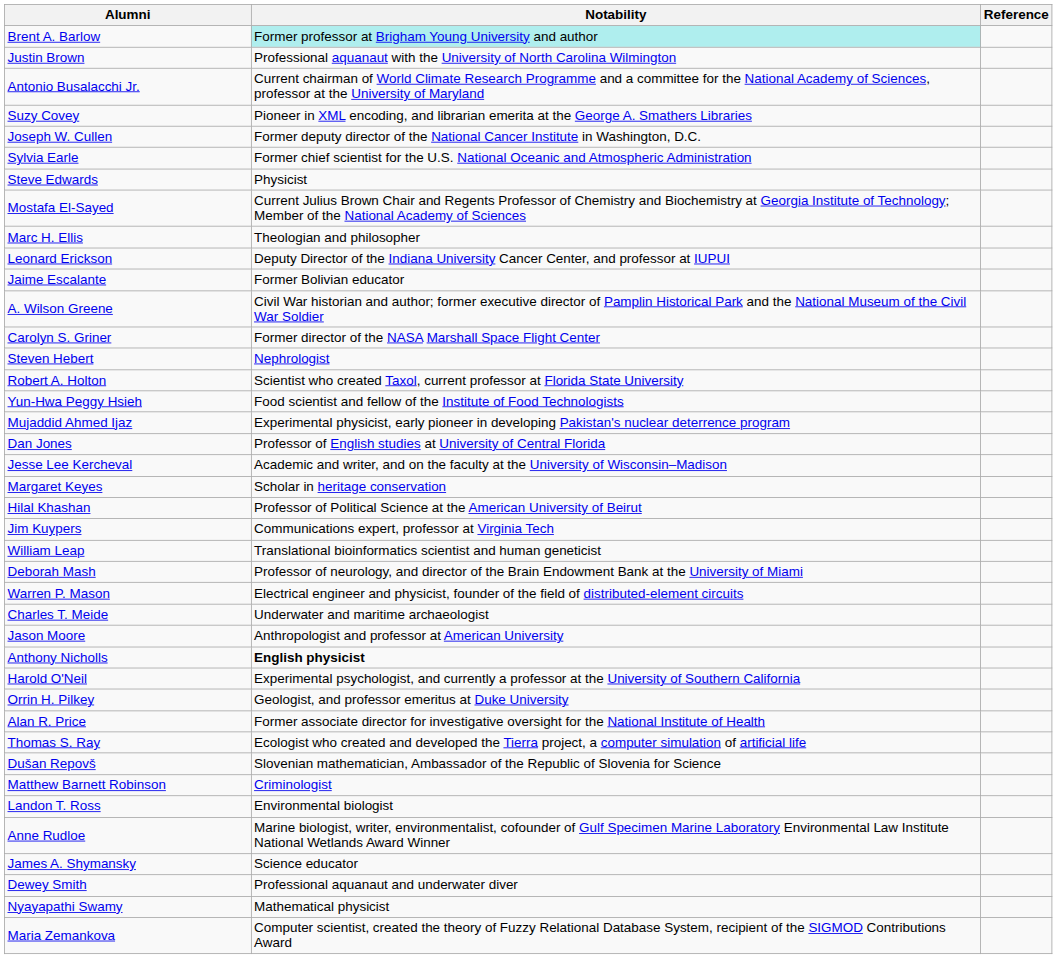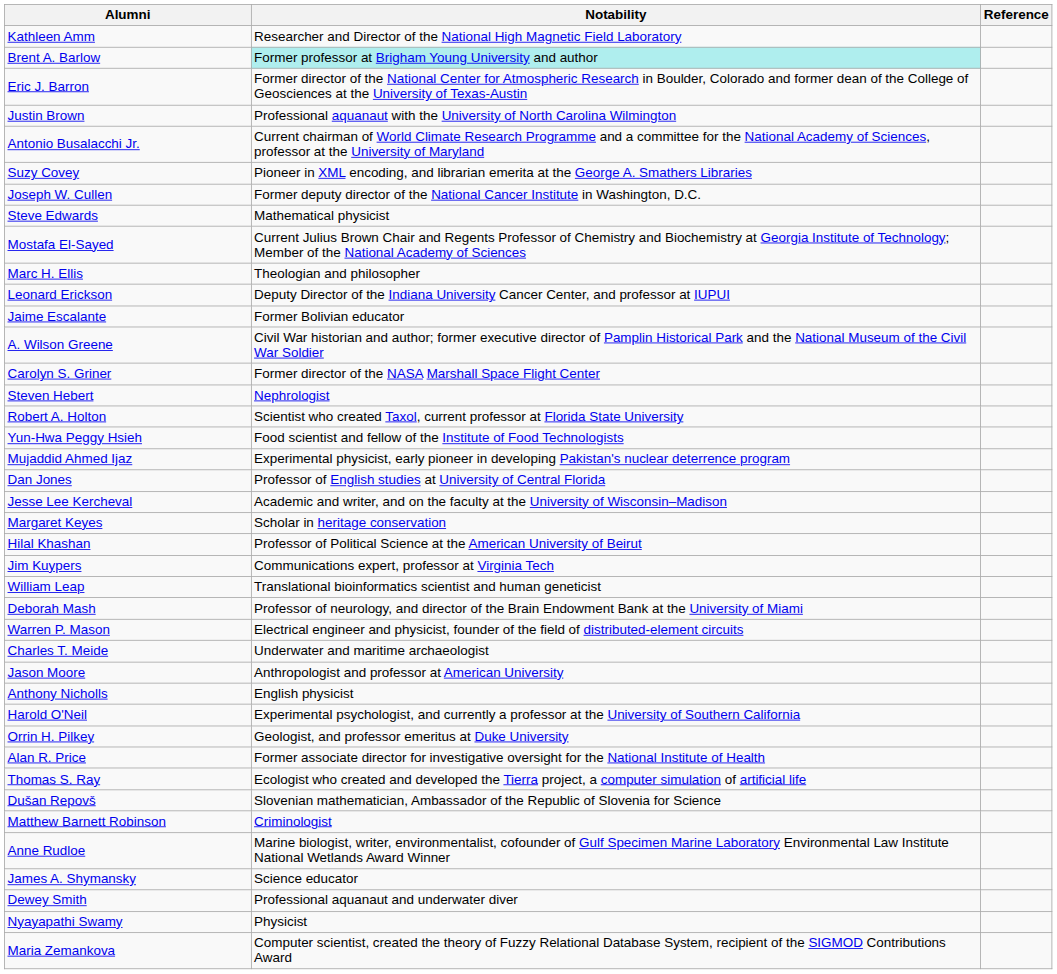+ row: (51, 36)
+ row: (48, 86)
- row: (43, 158)
(281, 179) Physicist -> (322, 215) Mathematical physicist
(309, 657) bold -> (304, 693) normal
- row: (54, 806)
(322, 906) Mathematical physicist -> (281, 922) Physicist
